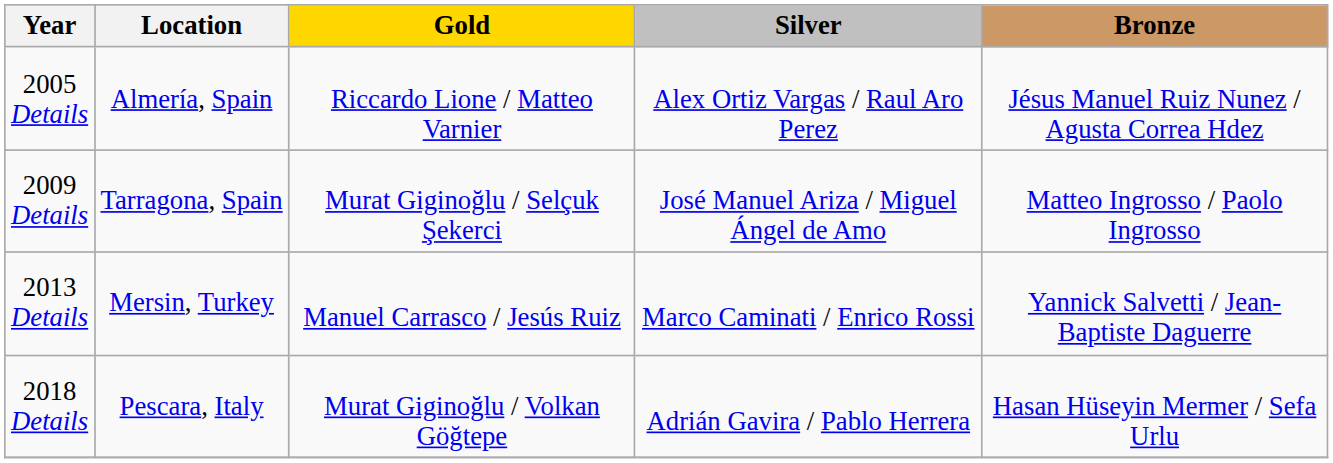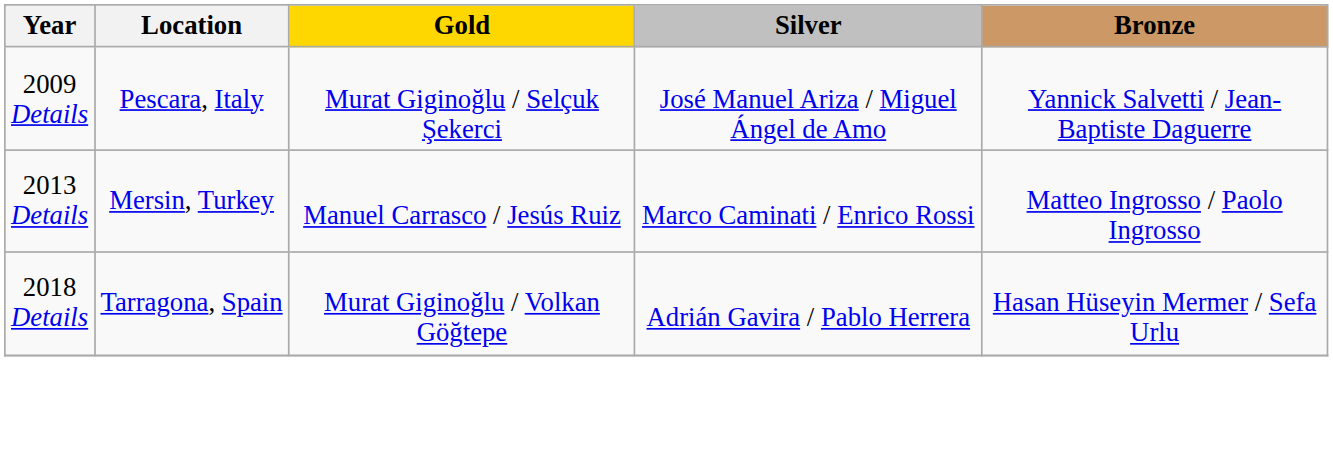- row: (50, 98)
(192, 200) Tarragona, Spain -> (192, 98) Pescara, Italy
(1155, 215) Matteo Ingrosso / Paolo Ingrosso -> (1155, 113) Yannick Salvetti / Jean-Baptiste Daguerre
(1155, 318) Yannick Salvetti / Jean-Baptiste Daguerre -> (1155, 215) Matteo Ingrosso / Paolo Ingrosso
(192, 405) Pescara, Italy -> (192, 303) Tarragona, Spain
